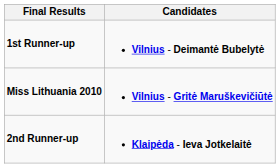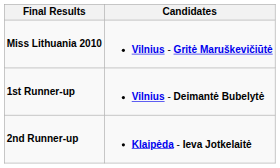rows swapped: (54, 91) <-> (41, 44)
